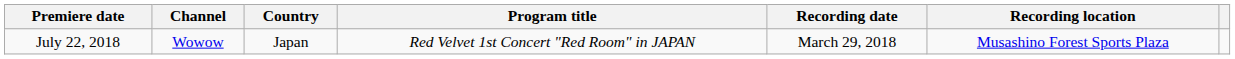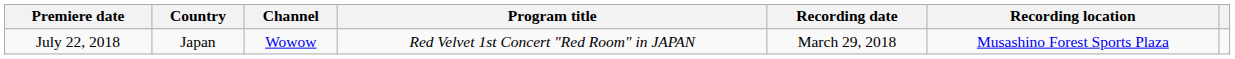columns swapped: (291, 16) <-> (198, 16)
